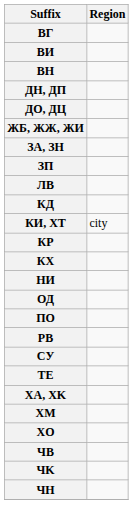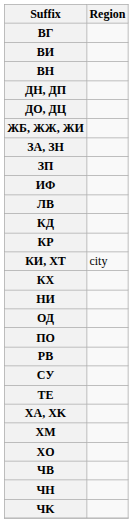+ row: (46, 185)
rows swapped: (46, 223) <-> (46, 242)
rows swapped: (46, 470) <-> (46, 489)
